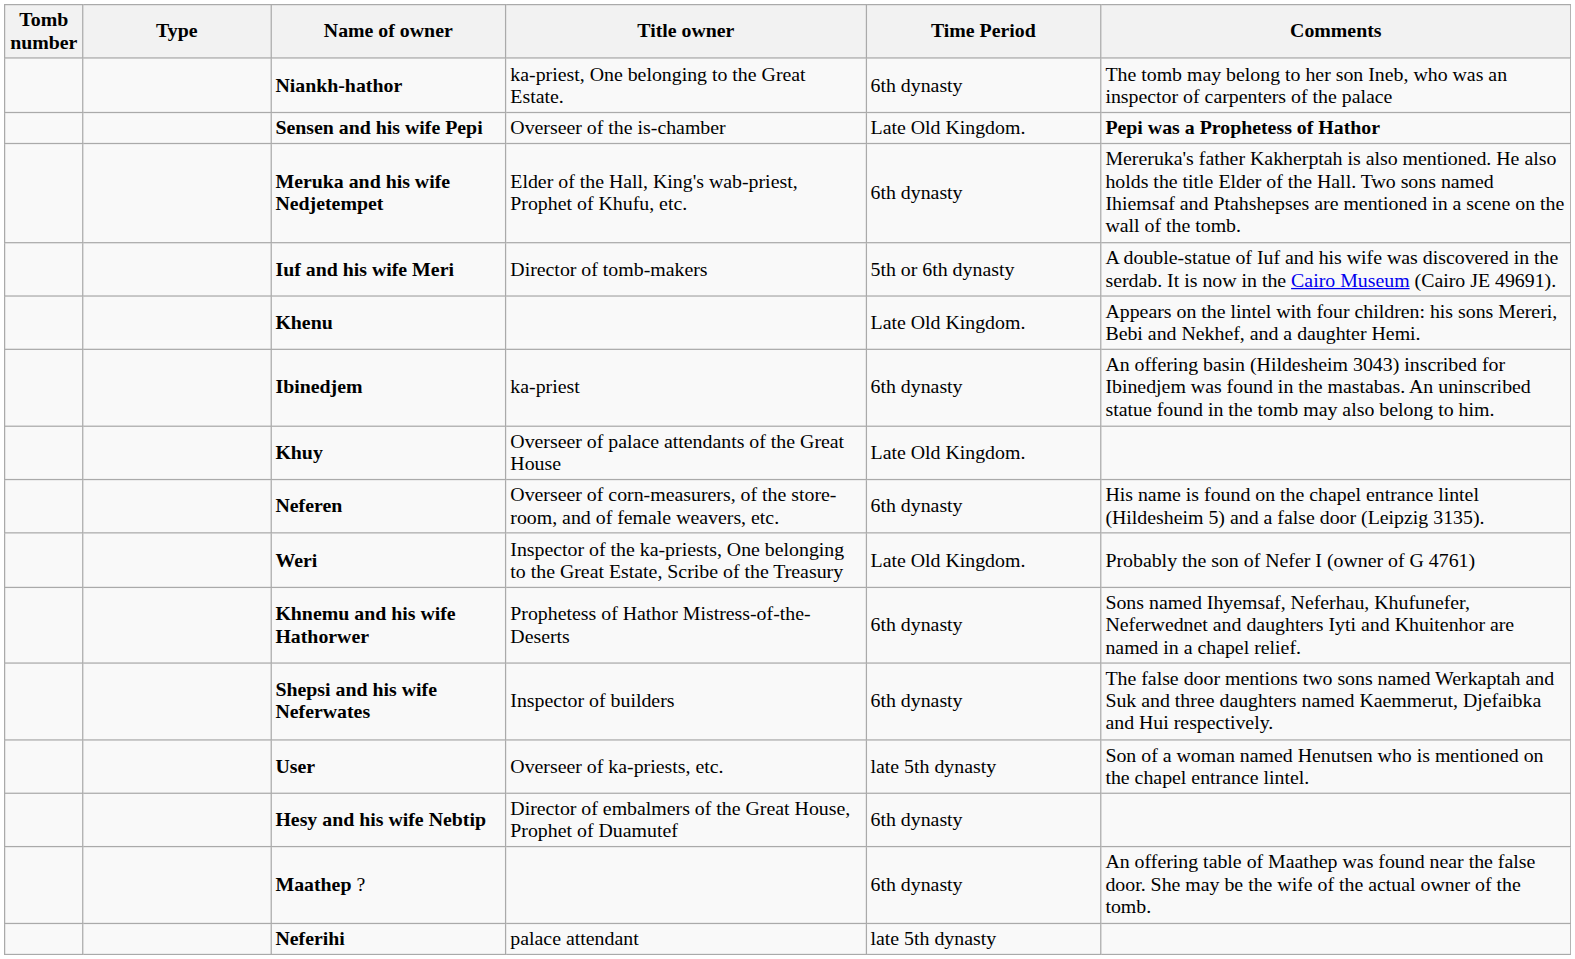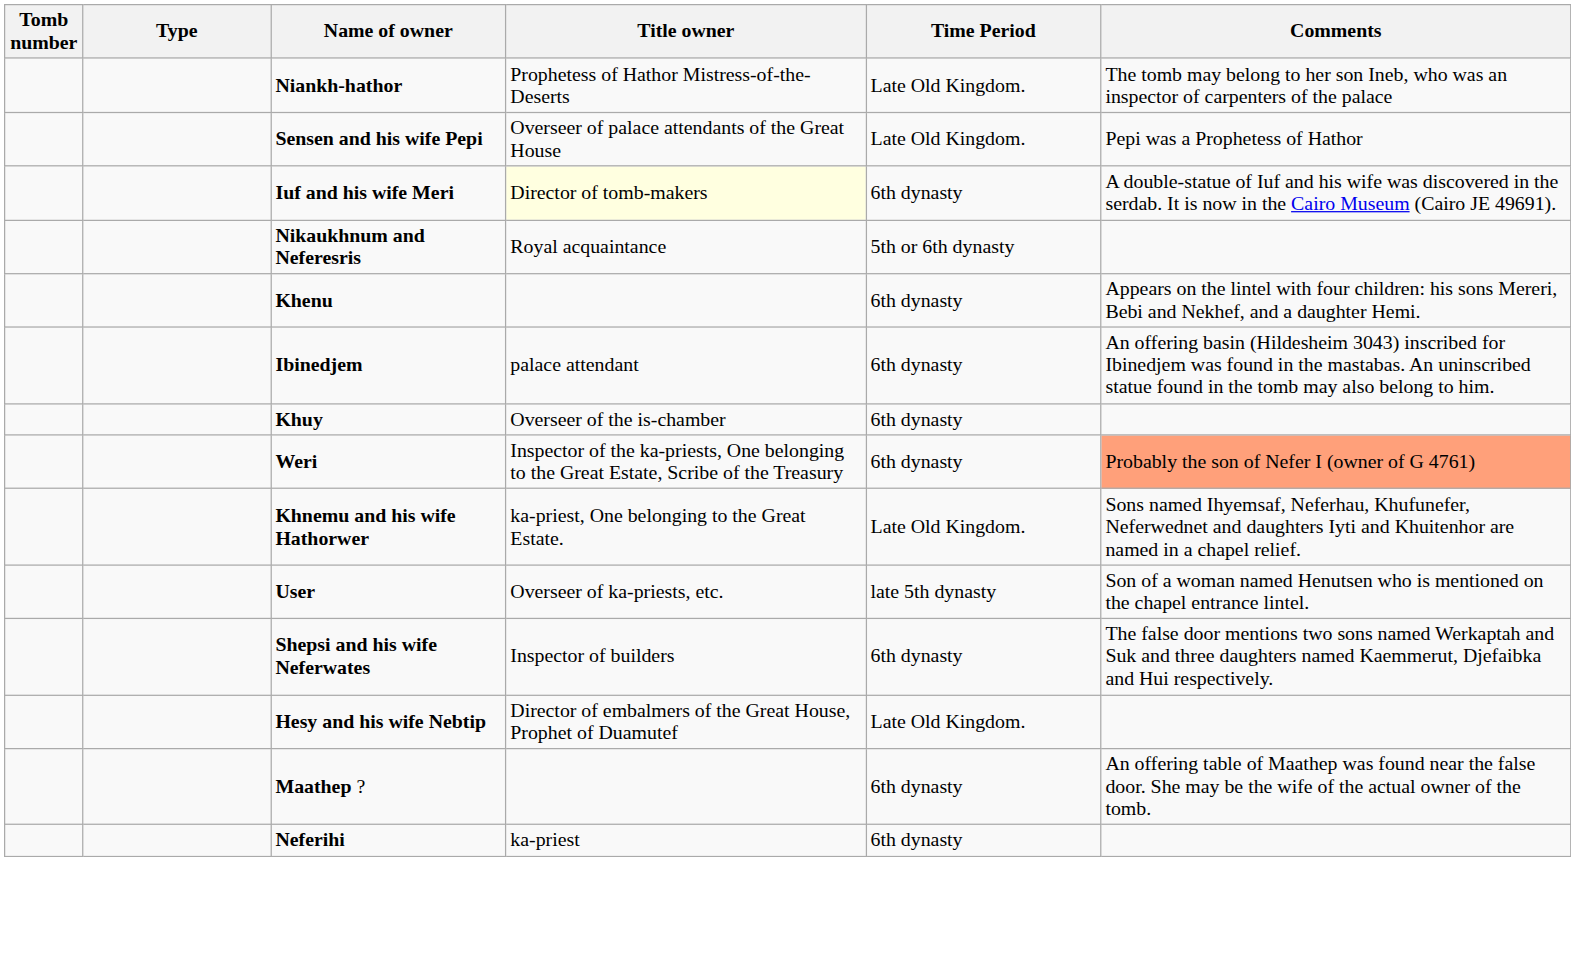(658, 85) ka-priest, One belonging to the Great Estate. -> (660, 85) Prophetess of Hathor Mistress-of-the-Deserts
(917, 85) 6th dynasty -> (948, 85) Late Old Kingdom.
(618, 127) Overseer of the is-chamber -> (677, 138) Overseer of palace attendants of the Great House
(1243, 127) bold -> (1234, 138) normal
- row: (363, 192)
(609, 268) no background -> (609, 192) lightyellow background
(942, 268) 5th or 6th dynasty -> (917, 192) 6th dynasty
+ row: (350, 246)
(948, 322) Late Old Kingdom. -> (917, 300) 6th dynasty
(545, 387) ka-priest -> (574, 365) palace attendant
(677, 452) Overseer of palace attendants of the Great House -> (618, 419) Overseer of the is-chamber
(948, 452) Late Old Kingdom. -> (917, 419) 6th dynasty
- row: (309, 506)
(948, 560) Late Old Kingdom. -> (917, 461) 6th dynasty
(1290, 560) no background -> (1290, 461) lightsalmon background
(660, 625) Prophetess of Hathor Mistress-of-the-Deserts -> (658, 526) ka-priest, One belonging to the Great Estate.
(917, 625) 6th dynasty -> (948, 526) Late Old Kingdom.
rows swapped: (295, 766) <-> (356, 701)
(917, 819) 6th dynasty -> (948, 721) Late Old Kingdom.
(574, 938) palace attendant -> (545, 840) ka-priest
(933, 938) late 5th dynasty -> (917, 840) 6th dynasty
